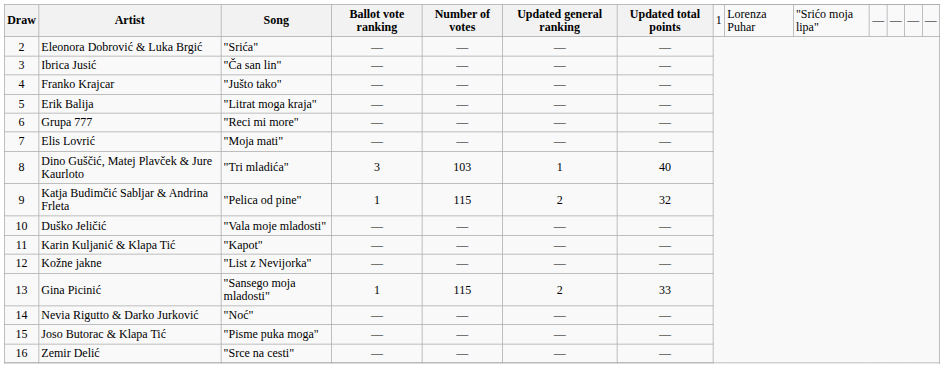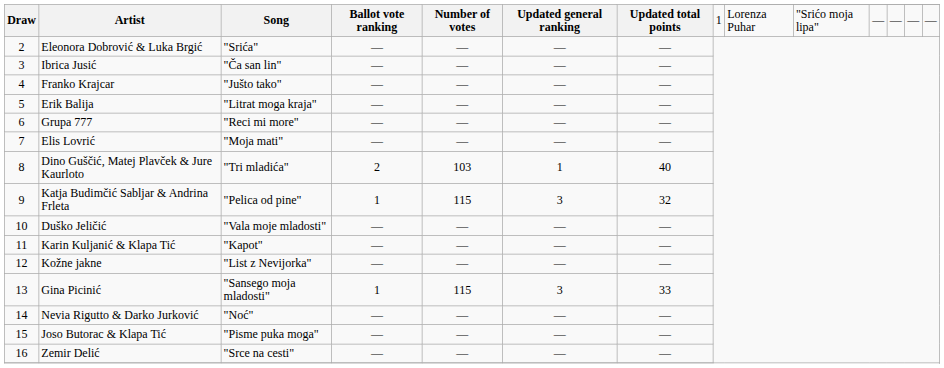(377, 167) 3 -> (377, 167) 2
(560, 200) 2 -> (560, 200) 3
(560, 289) 2 -> (560, 289) 3
